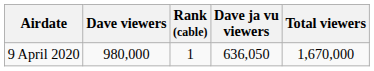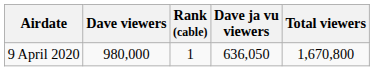(326, 54) 1,670,000 -> (326, 54) 1,670,800
